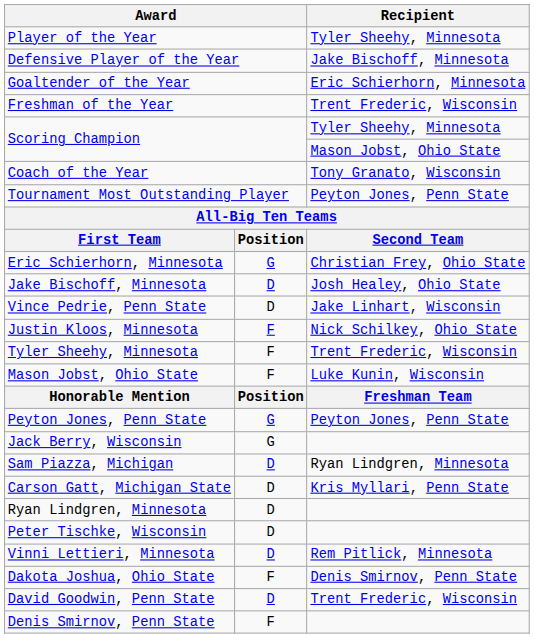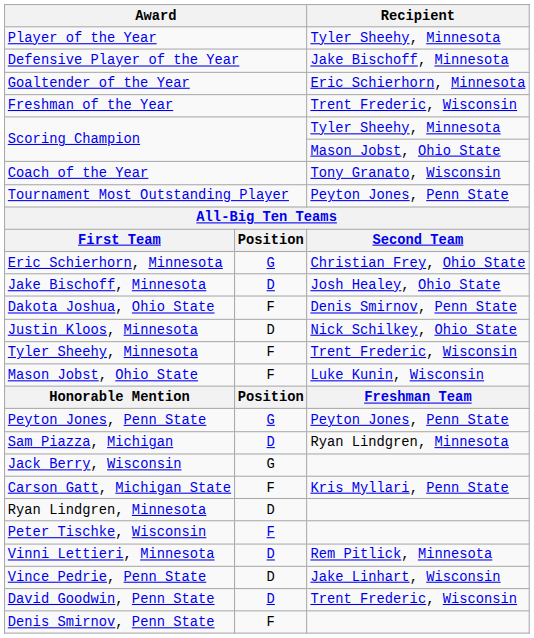rows swapped: (107, 308) <-> (111, 577)
(271, 330) F -> (271, 330) D
rows swapped: (95, 442) <-> (91, 465)
(271, 487) D -> (271, 487) F
(271, 532) D -> (271, 532) F
